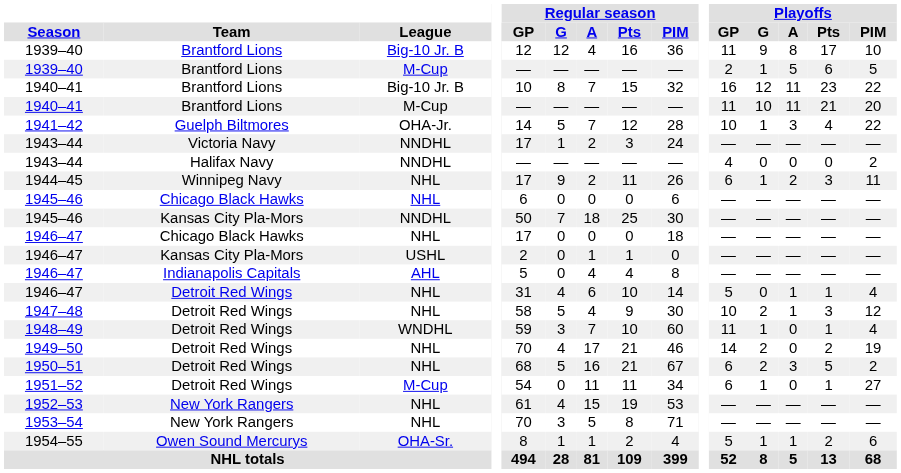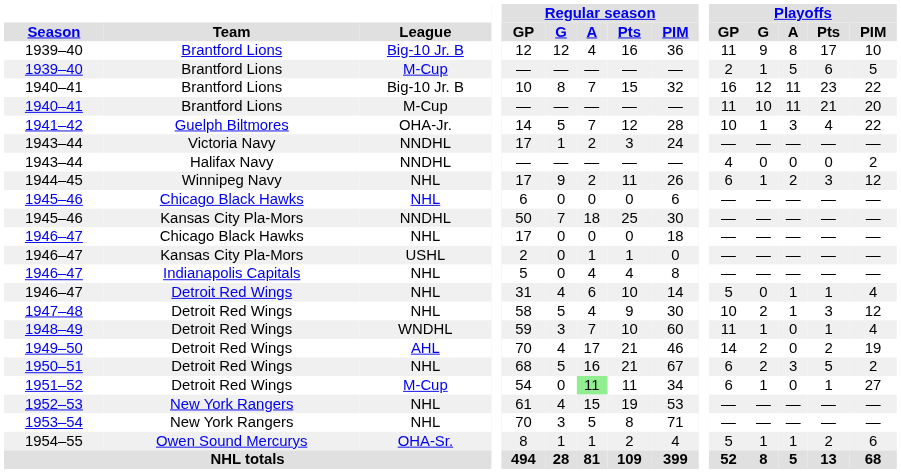(873, 180) 11 -> (873, 180) 12
(425, 273) AHL -> (425, 273) NHL
(425, 348) NHL -> (425, 348) AHL
(592, 385) no background -> (592, 385) lightgreen background
